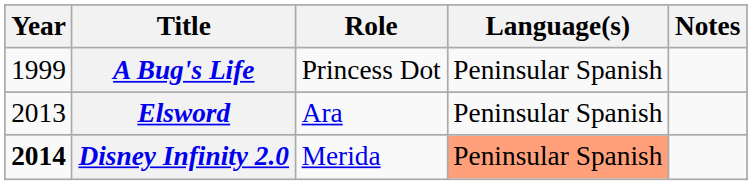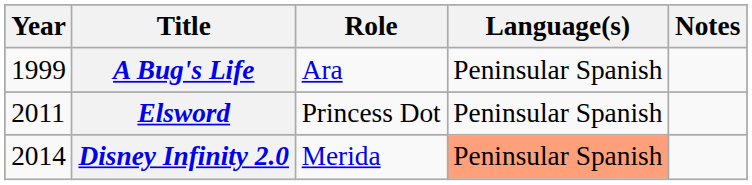(371, 69) Princess Dot -> (322, 69) Ara
(39, 112) 2013 -> (38, 112) 2011
(322, 112) Ara -> (371, 112) Princess Dot
(39, 156) bold -> (39, 156) normal
